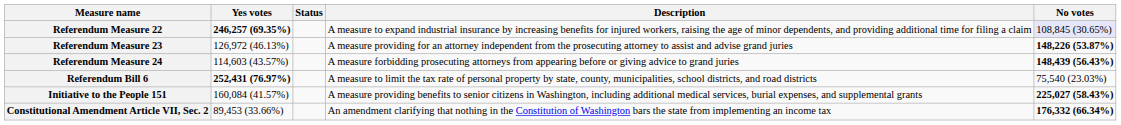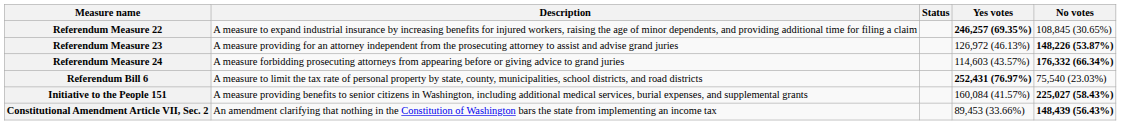columns swapped: (680, 12) <-> (252, 12)
(1074, 29) lavender background -> (1074, 29) no background
(1075, 62) 148,439 (56.43%) -> (1075, 62) 176,332 (66.34%)
(1075, 111) 176,332 (66.34%) -> (1075, 111) 148,439 (56.43%)
